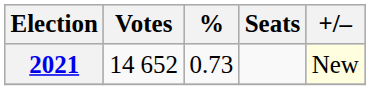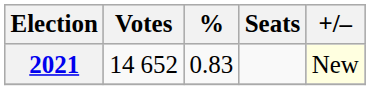(211, 63) 0.73 -> (211, 63) 0.83
